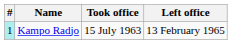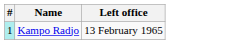- column: (113, 13)
